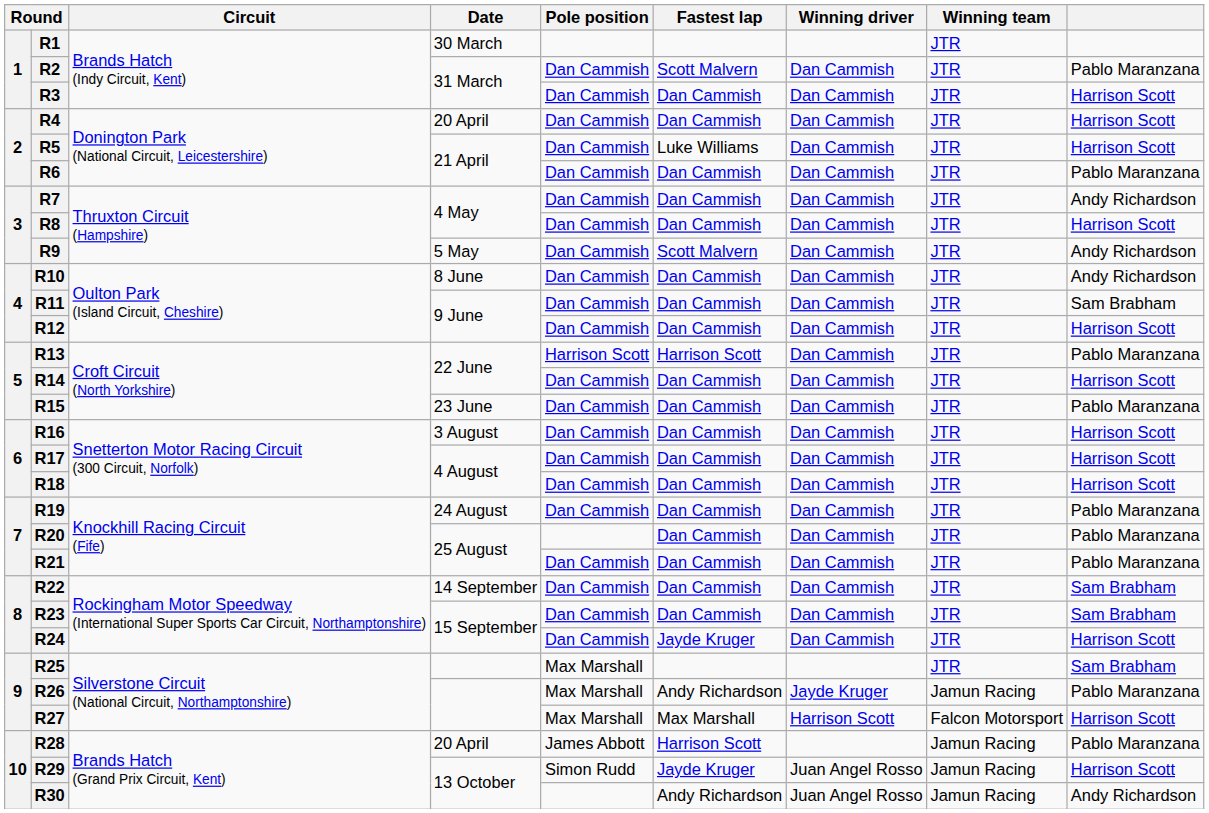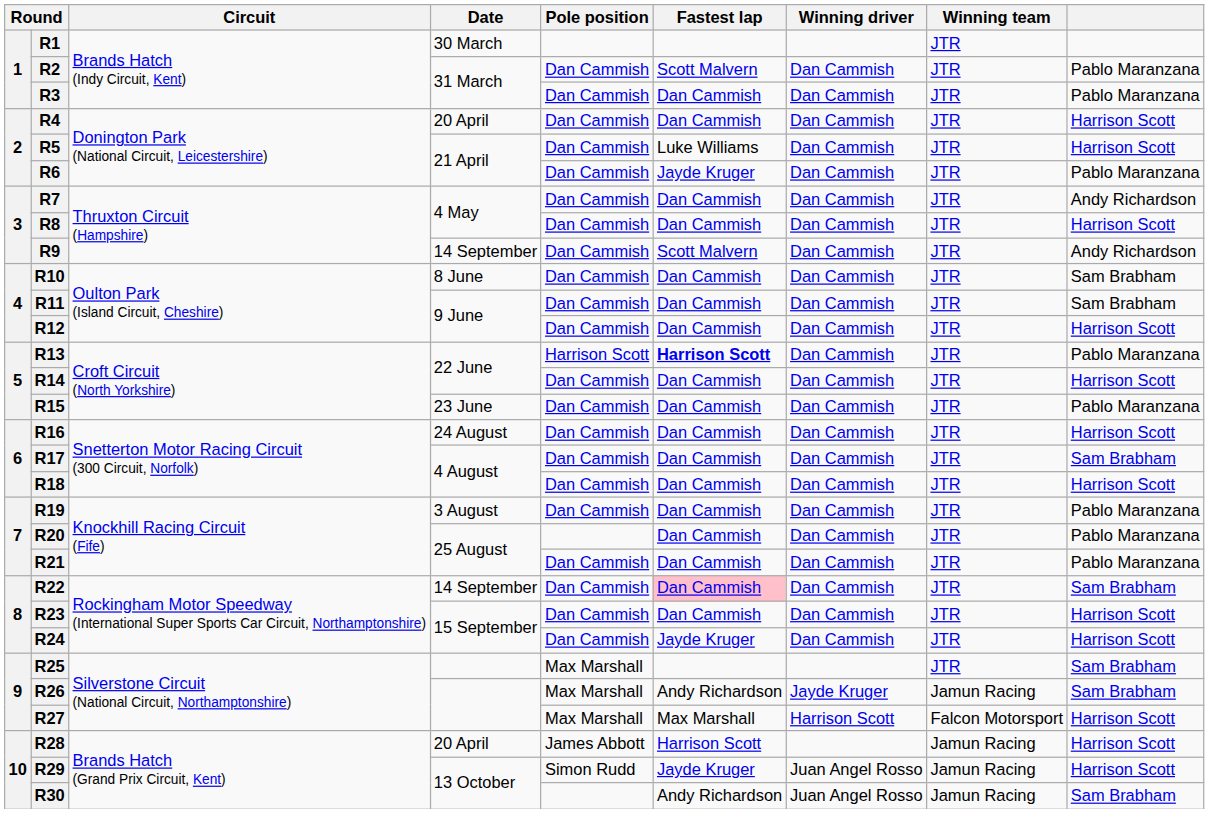(1123, 95) Harrison Scott -> (1135, 95) Pablo Maranzana
(709, 173) Dan Cammish -> (706, 173) Jayde Kruger
(456, 251) 5 May -> (486, 251) 14 September
(1133, 277) Andy Richardson -> (1123, 277) Sam Brabham
(709, 354) normal -> (714, 354) bold
(466, 432) 3 August -> (470, 432) 24 August
(1123, 458) Harrison Scott -> (1123, 458) Sam Brabham
(470, 510) 24 August -> (466, 510) 3 August
(709, 588) no background -> (709, 588) pink background
(1123, 614) Sam Brabham -> (1123, 614) Harrison Scott
(1135, 692) Pablo Maranzana -> (1123, 692) Sam Brabham
(1135, 743) Pablo Maranzana -> (1123, 743) Harrison Scott
(1133, 795) Andy Richardson -> (1123, 795) Sam Brabham
